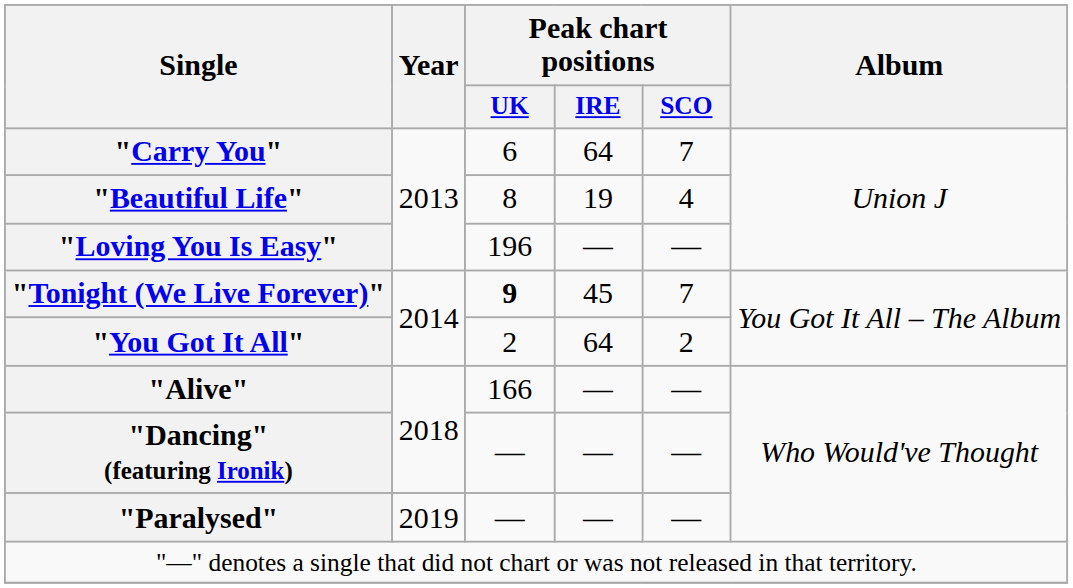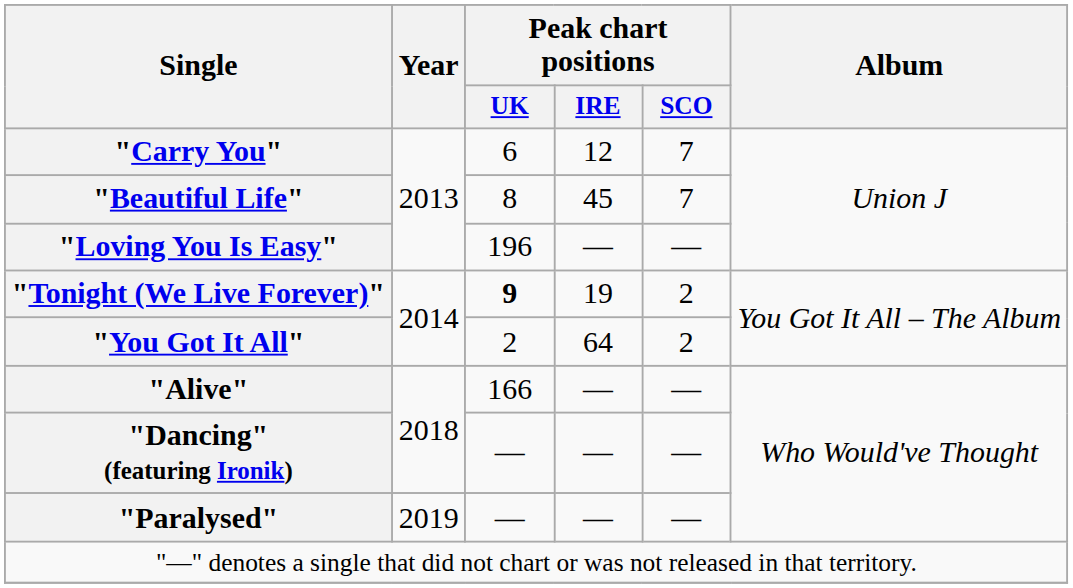(598, 151) 64 -> (598, 151) 12
(598, 198) 19 -> (598, 198) 45
(686, 198) 4 -> (686, 198) 7
(598, 293) 45 -> (598, 293) 19
(686, 293) 7 -> (686, 293) 2
